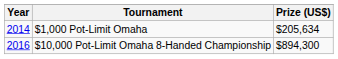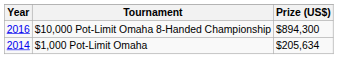rows swapped: (91, 29) <-> (153, 45)
